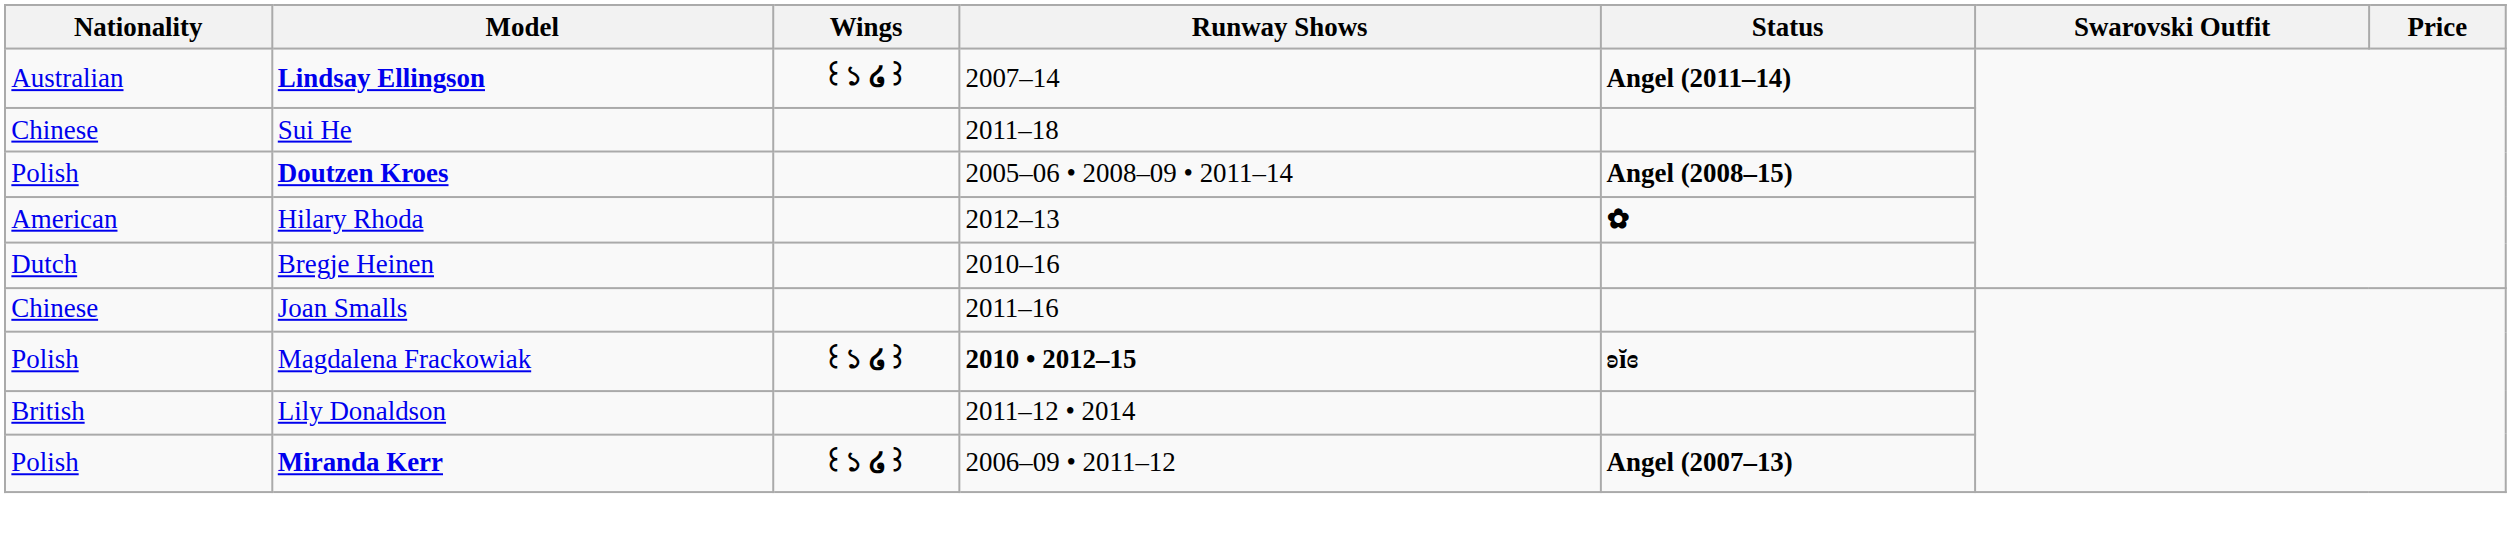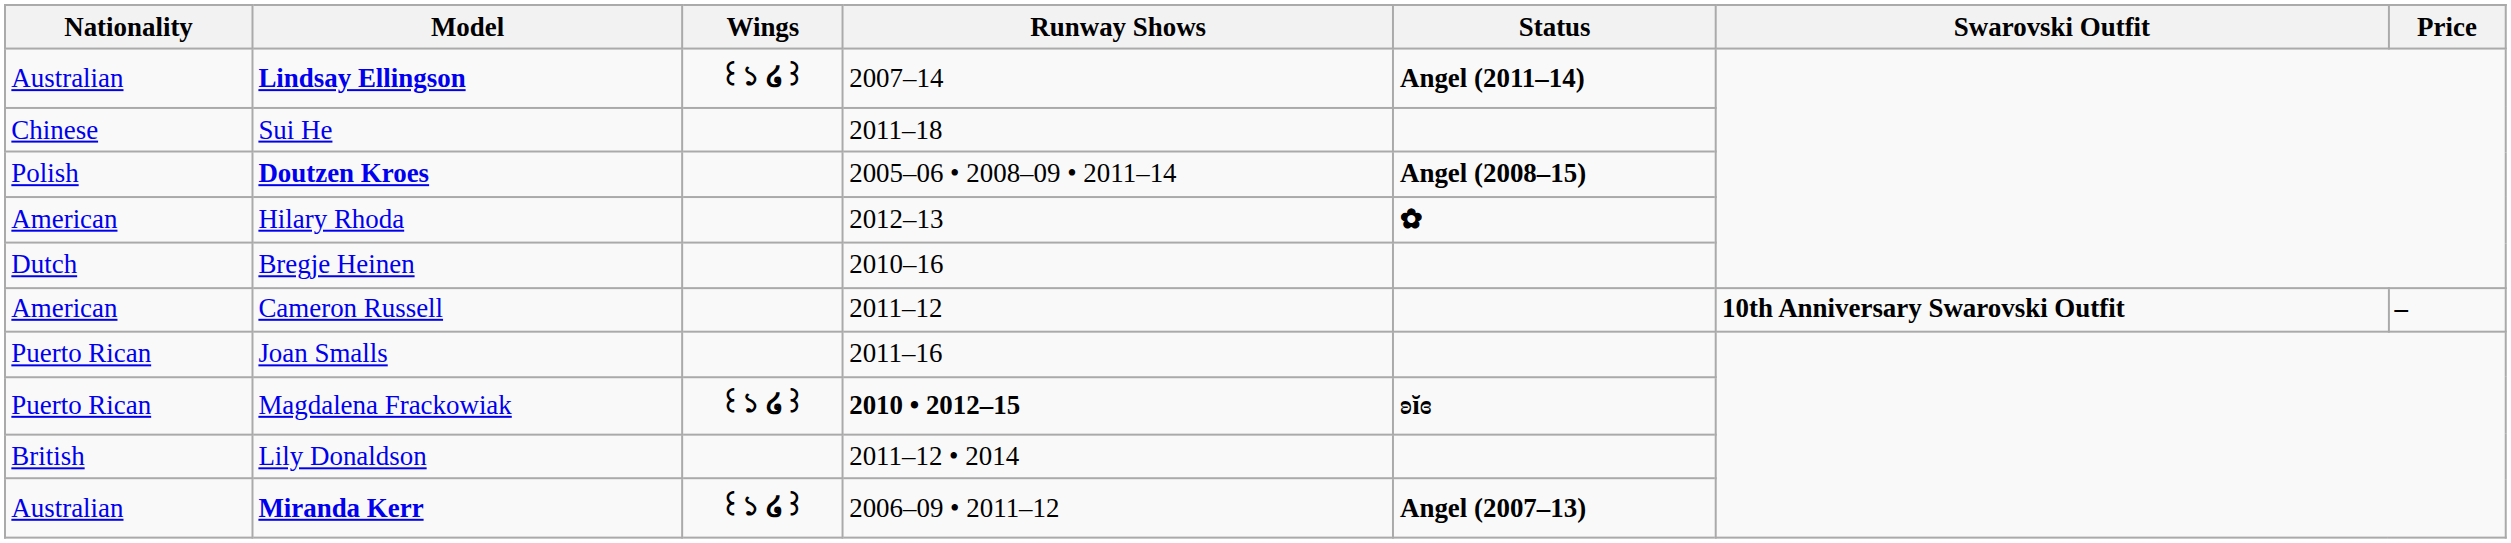+ row: (351, 308)
(55, 308) Chinese -> (81, 353) Puerto Rican
(45, 360) Polish -> (81, 404) Puerto Rican
(45, 462) Polish -> (67, 507) Australian
